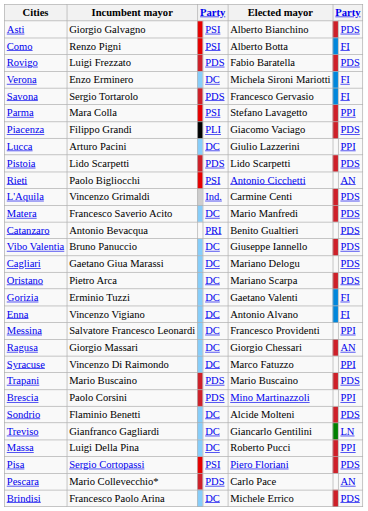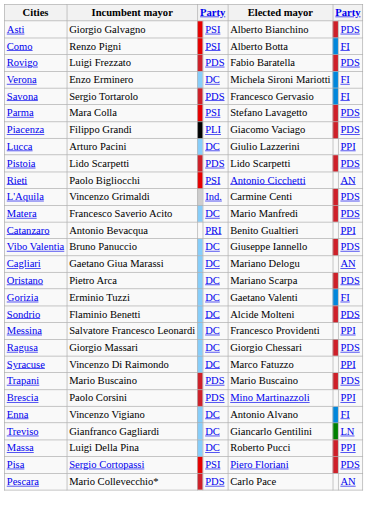(348, 113) PPI -> (350, 113) PDS
(350, 230) PDS -> (348, 230) PPI
(350, 264) PDS -> (348, 264) AN
rows swapped: (18, 314) <-> (23, 414)
(348, 347) AN -> (350, 347) PDS
- row: (24, 498)
